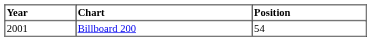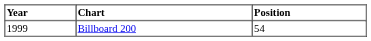(17, 28) 2001 -> (17, 28) 1999
